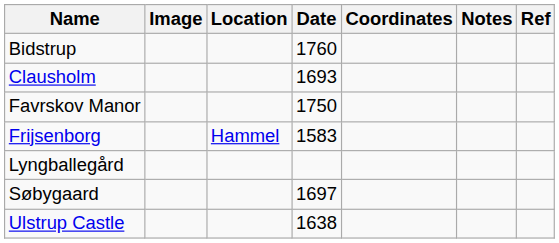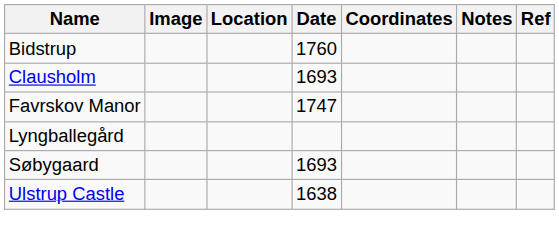(316, 106) 1750 -> (316, 106) 1747
- row: (55, 135)
(316, 194) 1697 -> (316, 164) 1693
